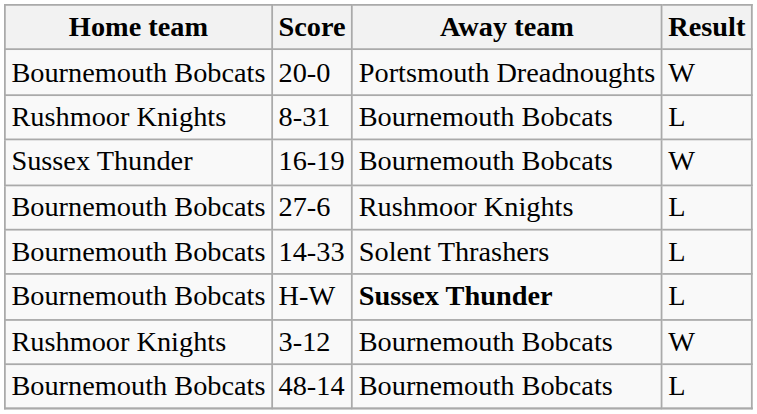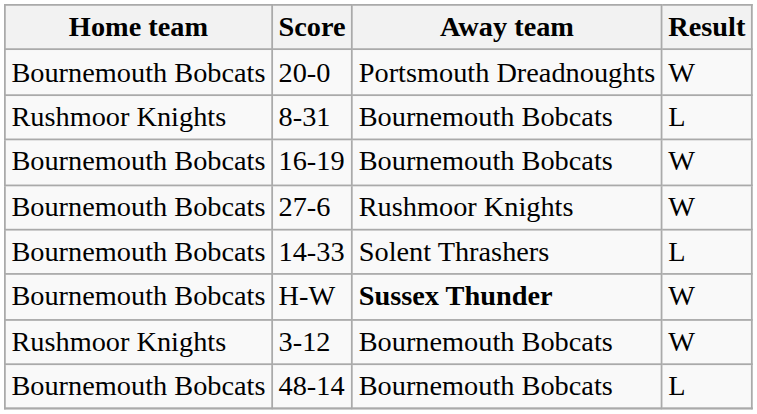(102, 161) Sussex Thunder -> (138, 161) Bournemouth Bobcats
(677, 206) L -> (682, 206) W
(677, 296) L -> (682, 296) W
